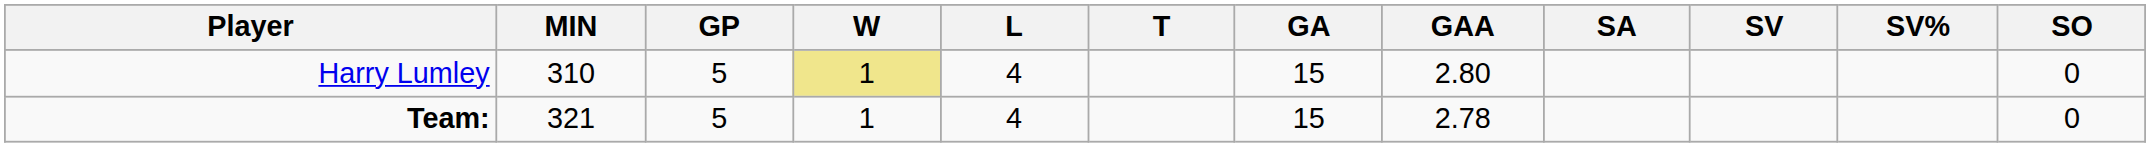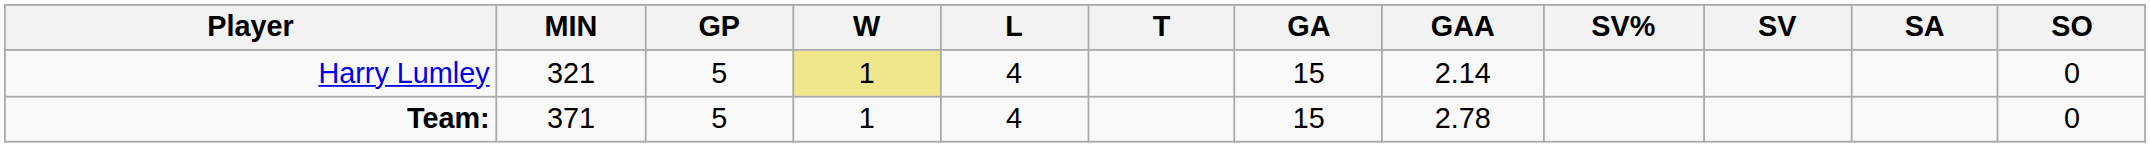columns swapped: (1617, 27) <-> (1918, 27)
(571, 73) 310 -> (571, 73) 321
(1463, 73) 2.80 -> (1463, 73) 2.14
(571, 118) 321 -> (571, 118) 371
